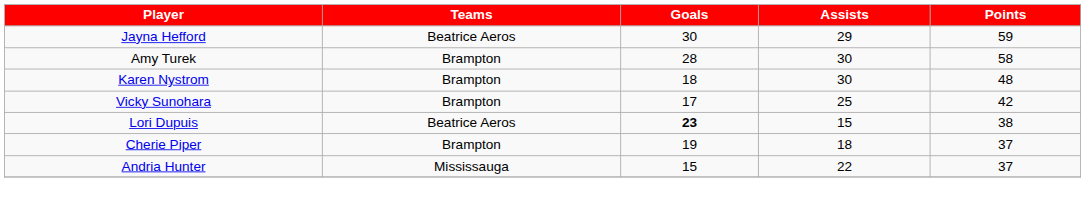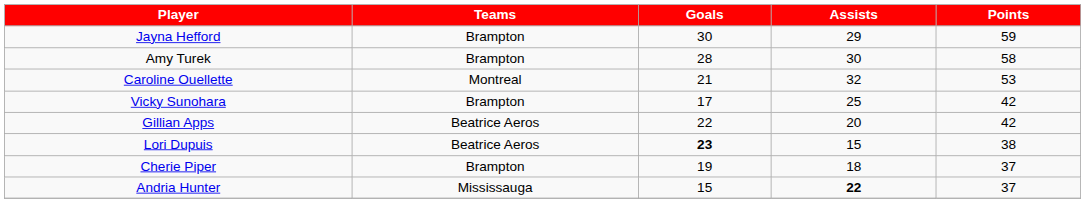(471, 36) Beatrice Aeros -> (495, 36) Brampton
+ row: (178, 79)
- row: (164, 79)
+ row: (178, 123)
(845, 166) normal -> (854, 187) bold
